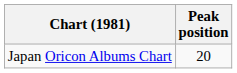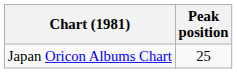(204, 56) 20 -> (204, 56) 25
